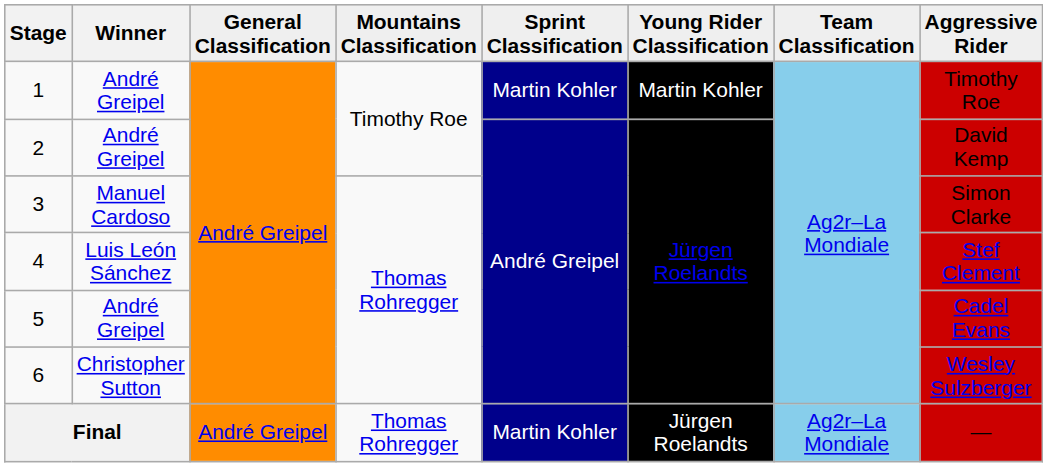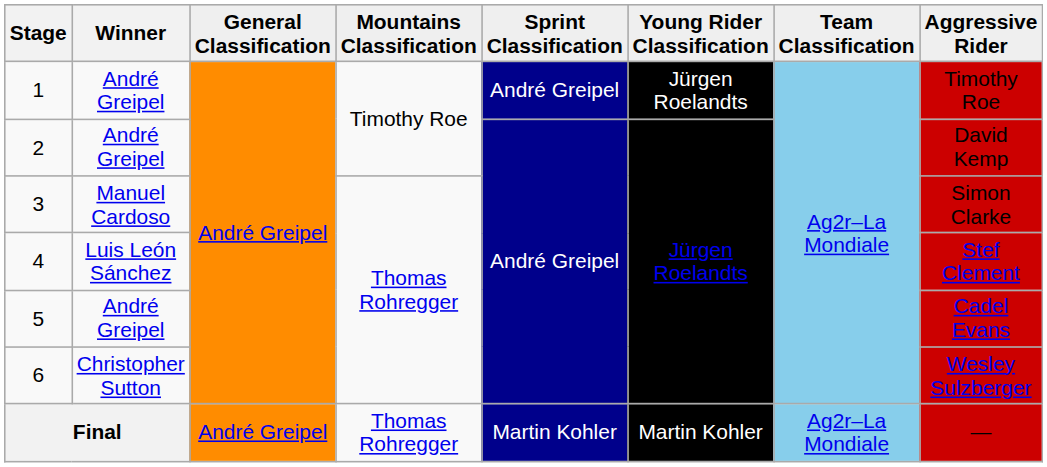(555, 91) Martin Kohler -> (555, 91) André Greipel
(701, 91) Martin Kohler -> (701, 91) Jürgen Roelandts
(701, 433) Jürgen Roelandts -> (701, 433) Martin Kohler
